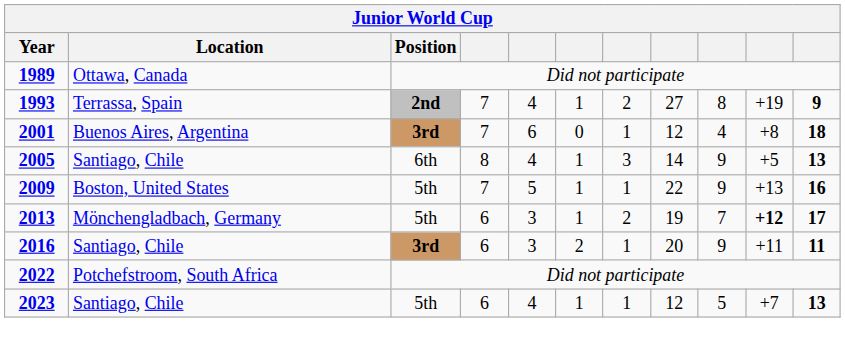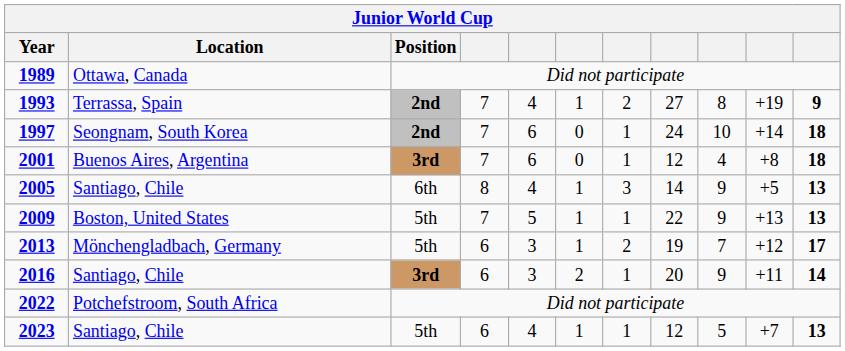+ row: (37, 132)
(817, 189) 16 -> (817, 217) 13
(769, 217) bold -> (769, 246) normal
(817, 246) 11 -> (817, 274) 14
